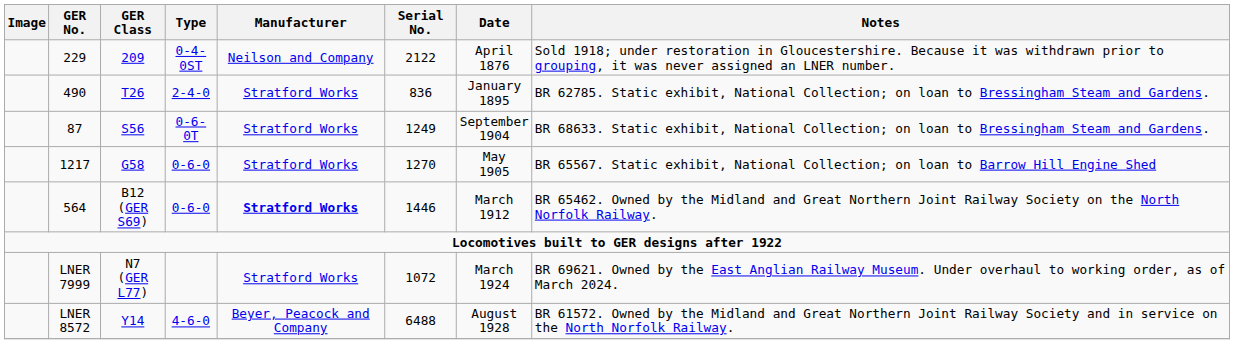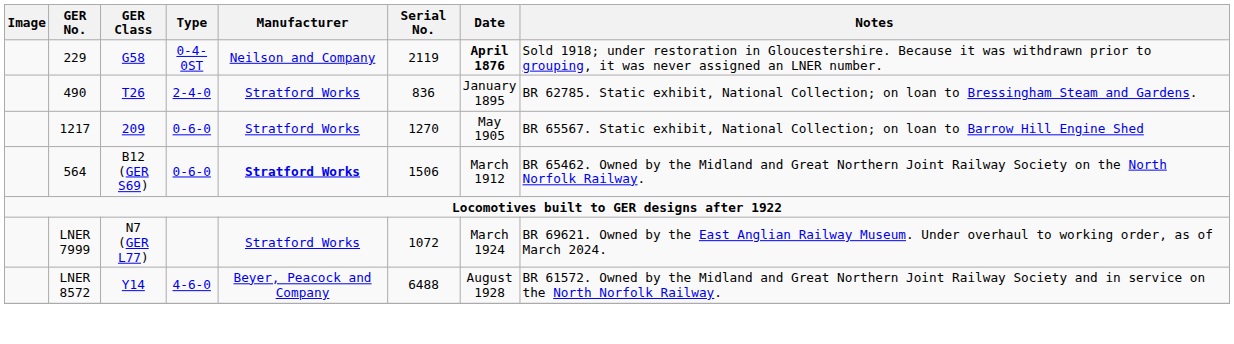(133, 58) 209 -> (133, 58) G58
(421, 58) 2122 -> (423, 58) 2119
(494, 58) normal -> (490, 58) bold
- row: (75, 129)
(133, 164) G58 -> (133, 129) 209
(421, 207) 1446 -> (423, 171) 1506
